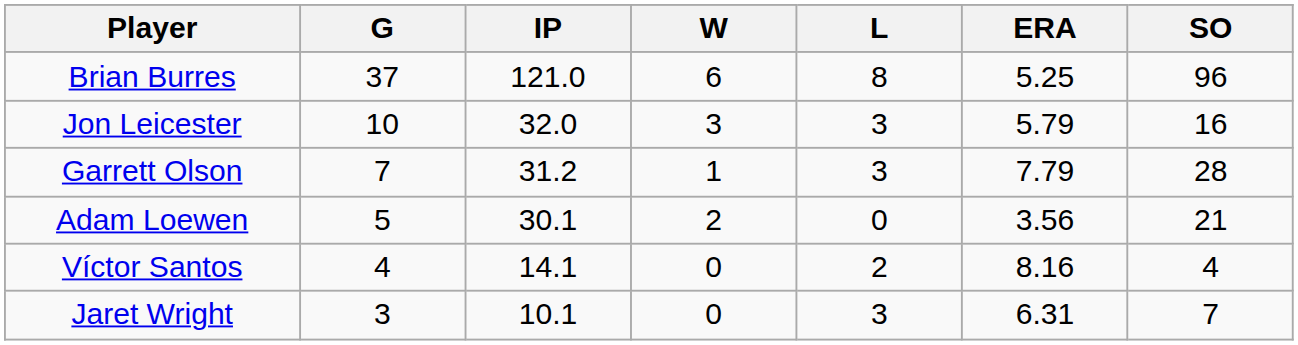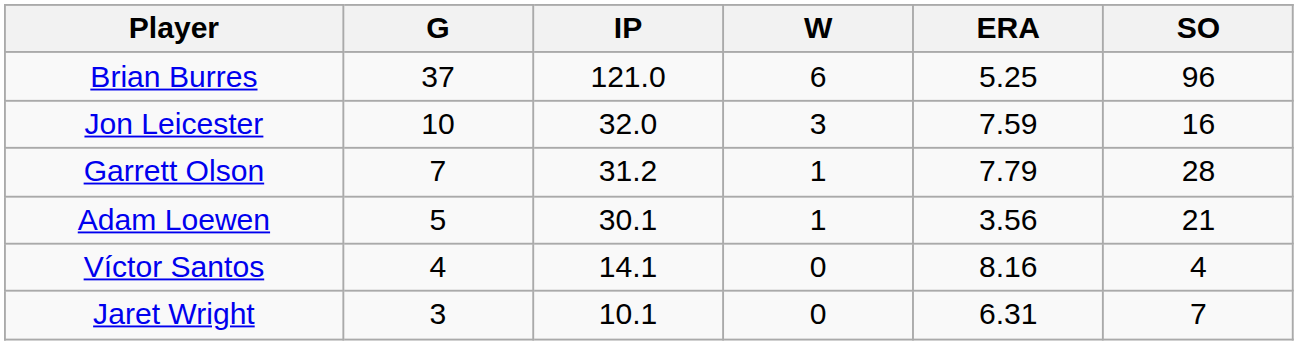- column: (879, 28)
(1045, 123) 5.79 -> (1008, 123) 7.59
(714, 219) 2 -> (818, 219) 1
